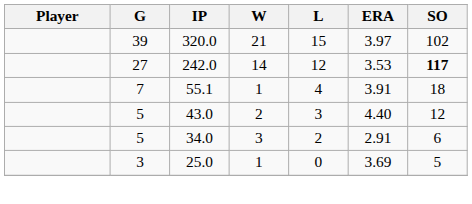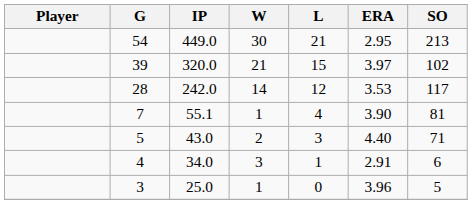+ row: (199, 41)
(140, 65) 27 -> (140, 89) 28
(437, 65) bold -> (437, 89) normal
(378, 89) 3.91 -> (378, 114) 3.90
(437, 89) 18 -> (437, 114) 81
(437, 114) 12 -> (437, 138) 71
(140, 138) 5 -> (140, 162) 4
(318, 138) 2 -> (318, 162) 1
(378, 162) 3.69 -> (378, 187) 3.96
